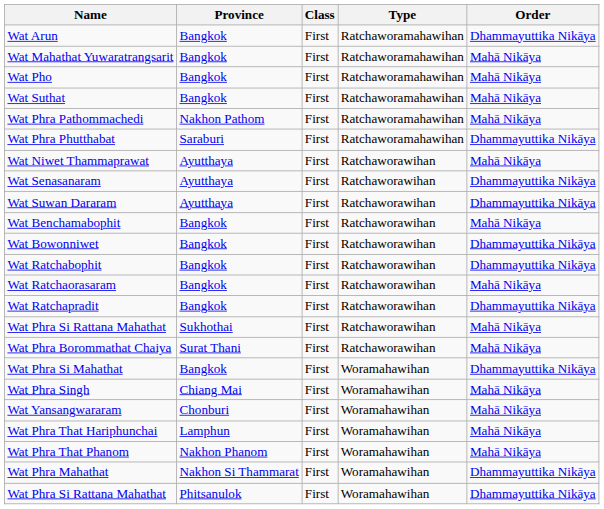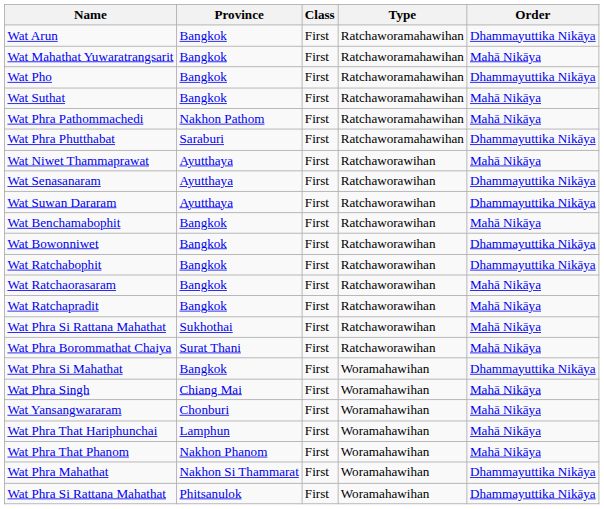(505, 77) Mahā Nikāya -> (533, 77) Dhammayuttika Nikāya
(533, 306) Dhammayuttika Nikāya -> (505, 306) Mahā Nikāya
